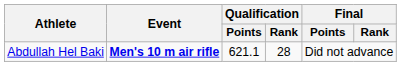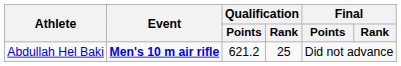(244, 52) 621.1 -> (244, 52) 621.2
(284, 52) 28 -> (284, 52) 25
